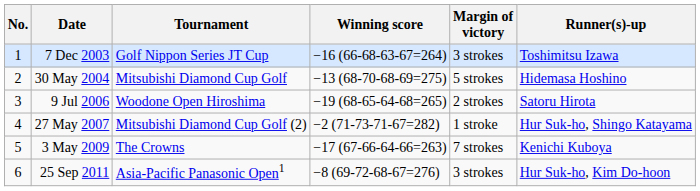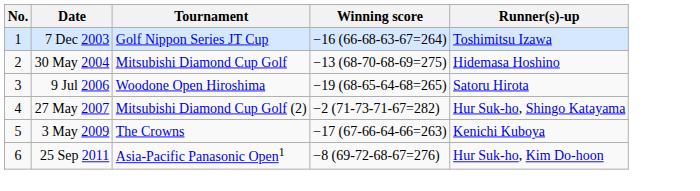- column: (483, 24)
